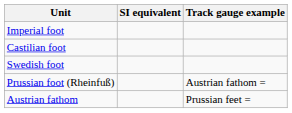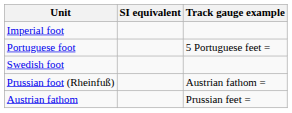- row: (36, 47)
+ row: (41, 47)
